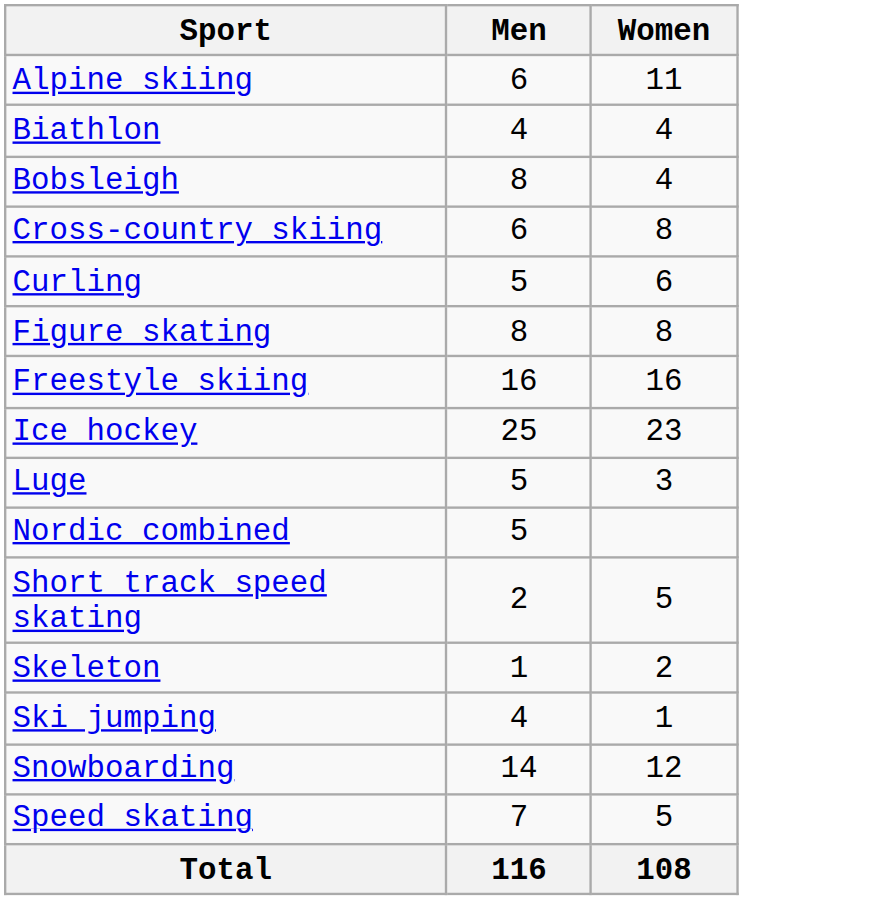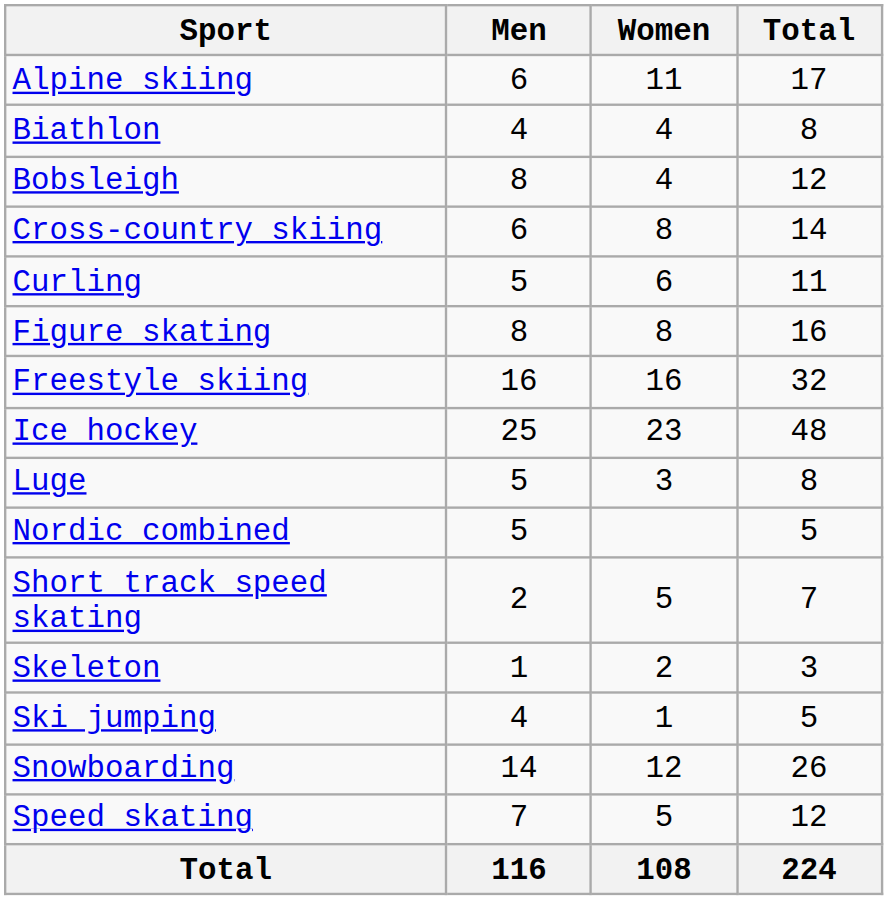+ column: (809, 30)
